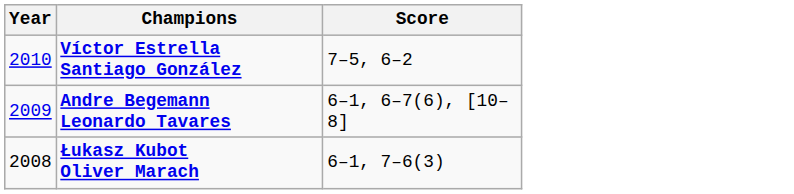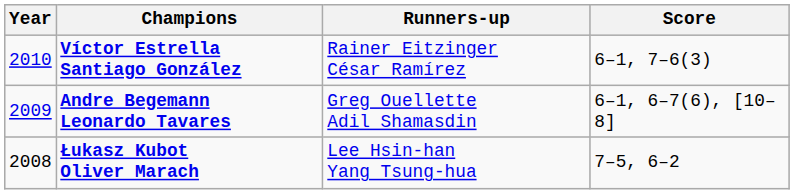+ column: (456, 19)
(370, 60) 7–5, 6–2 -> (653, 60) 6–1, 7–6(3)
(386, 162) 6–1, 7–6(3) -> (637, 162) 7–5, 6–2
